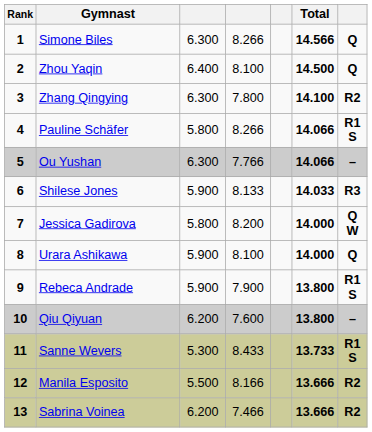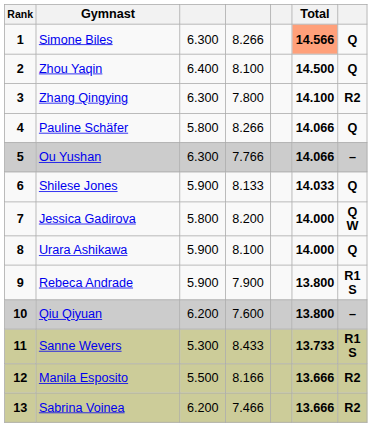(315, 39) no background -> (315, 39) lightsalmon background
(352, 130) R1 S -> (352, 127) Q
(352, 191) R3 -> (352, 186) Q
